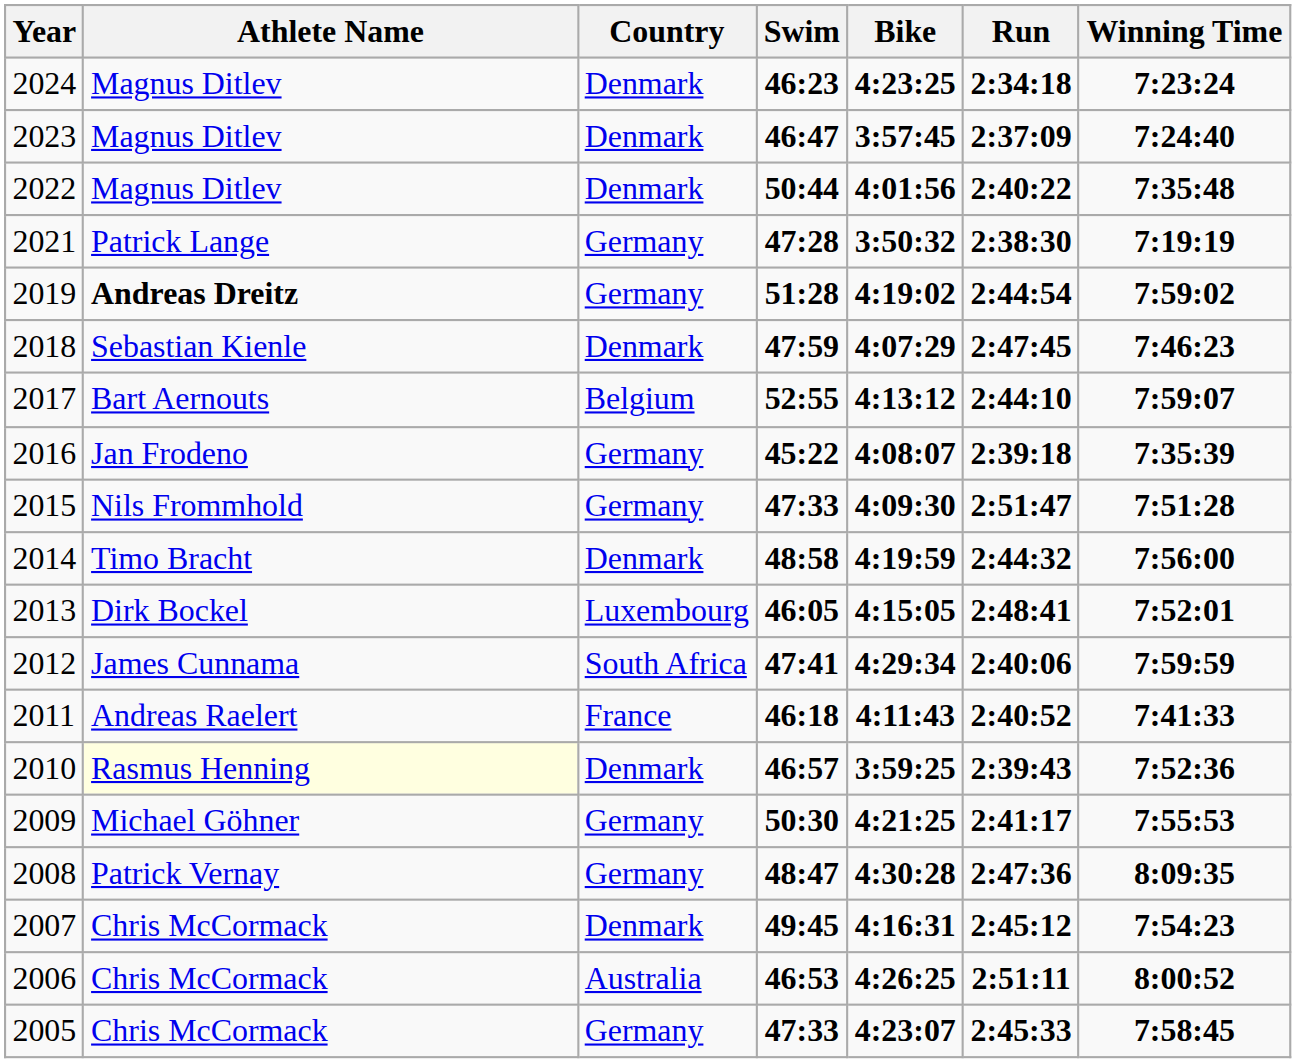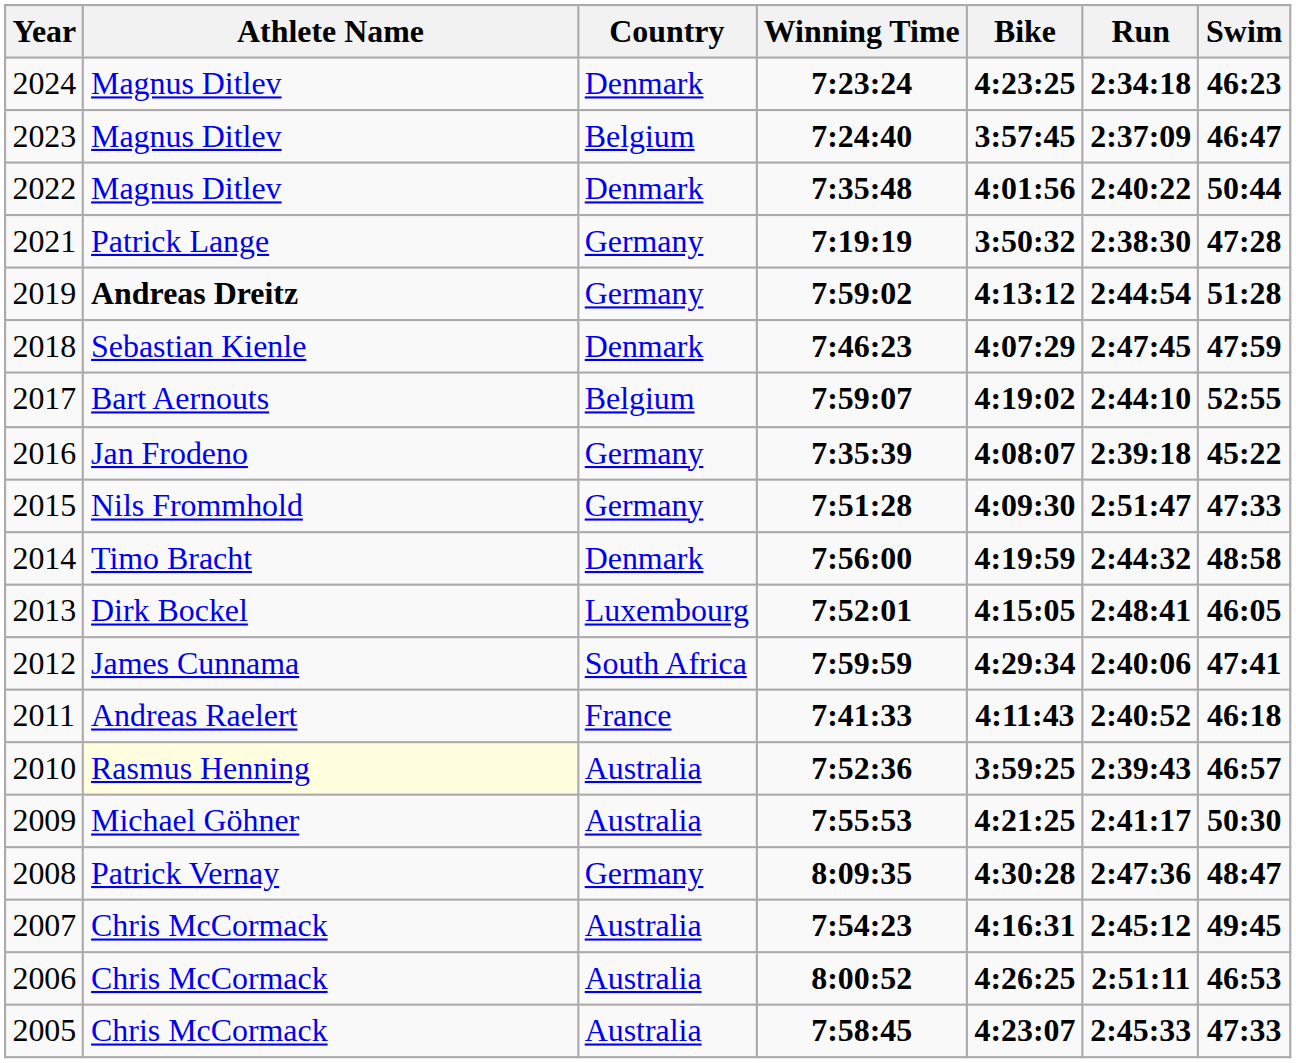columns swapped: (802, 31) <-> (1184, 31)
(644, 136) Denmark -> (640, 136) Belgium
(905, 294) 4:19:02 -> (1025, 294) 4:13:12
(905, 399) 4:13:12 -> (1025, 399) 4:19:02
(644, 767) Denmark -> (643, 767) Australia
(644, 820) Germany -> (643, 820) Australia
(644, 925) Denmark -> (643, 925) Australia
(644, 1030) Germany -> (643, 1030) Australia
